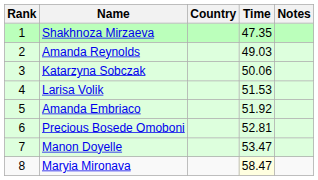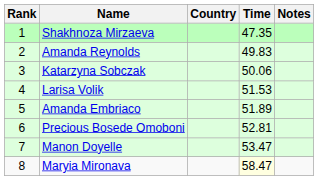(257, 52) 49.03 -> (257, 52) 49.83
(257, 109) 51.92 -> (257, 109) 51.89
